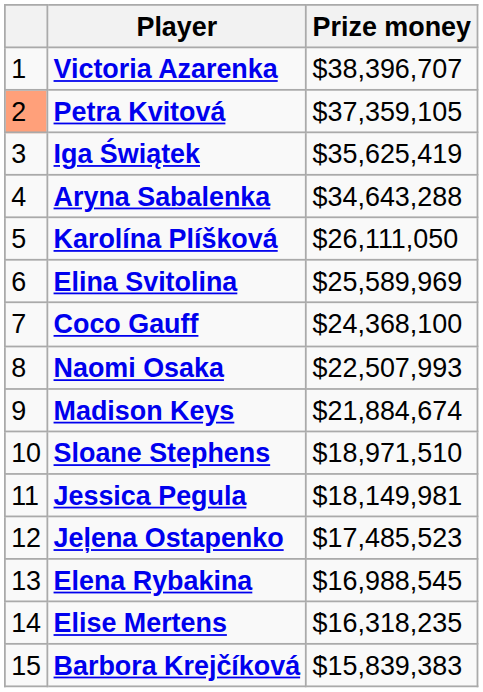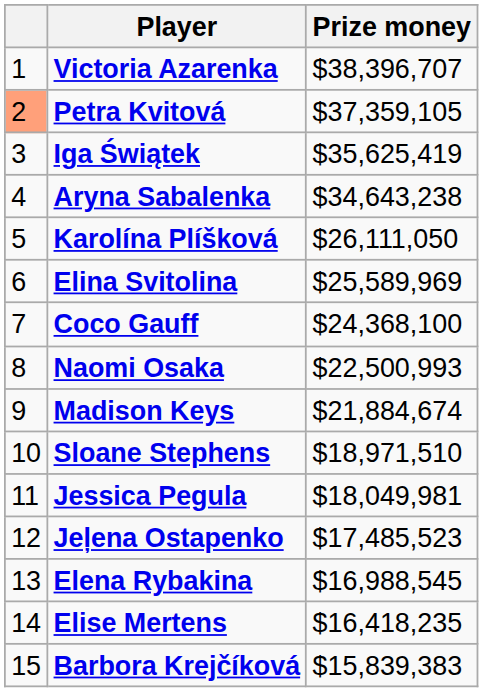(387, 197) $34,643,288 -> (387, 197) $34,643,238
(387, 367) $22,507,993 -> (387, 367) $22,500,993
(387, 495) $18,149,981 -> (387, 495) $18,049,981
(387, 623) $16,318,235 -> (387, 623) $16,418,235
